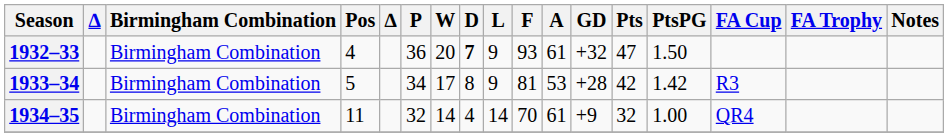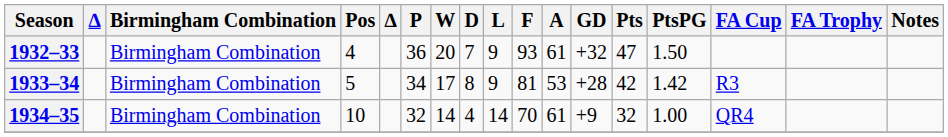(469, 52) bold -> (469, 52) normal
(355, 115) 11 -> (355, 115) 10
